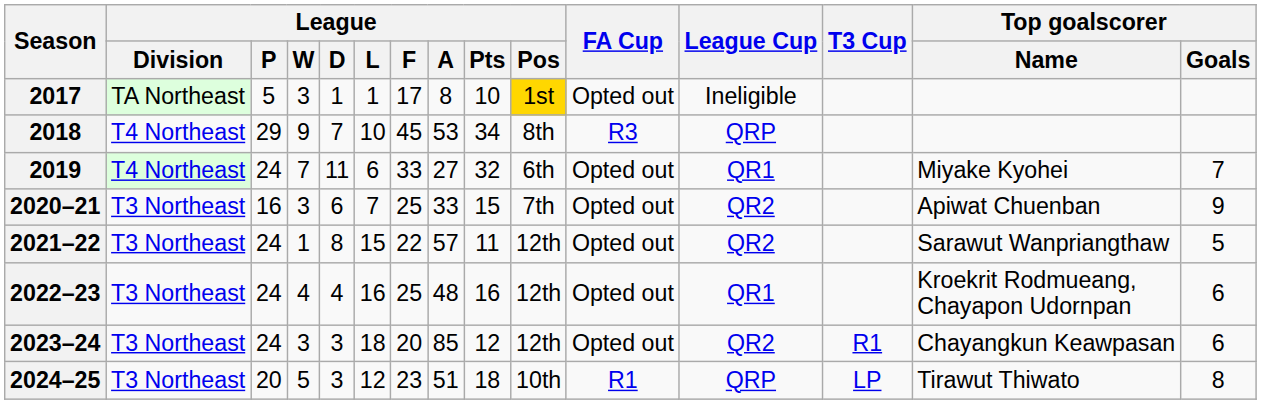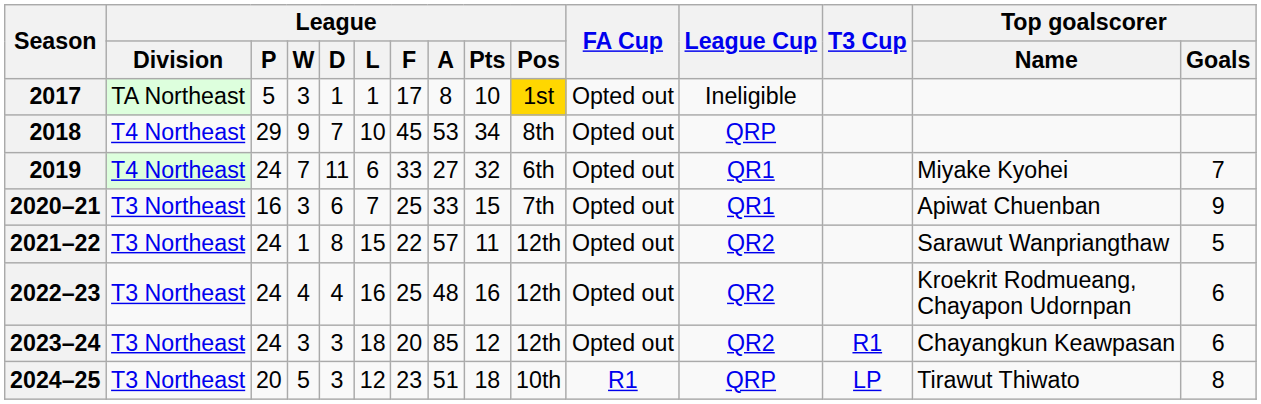(623, 133) R3 -> (623, 133) Opted out
(751, 206) QR2 -> (751, 206) QR1
(751, 293) QR1 -> (751, 293) QR2
